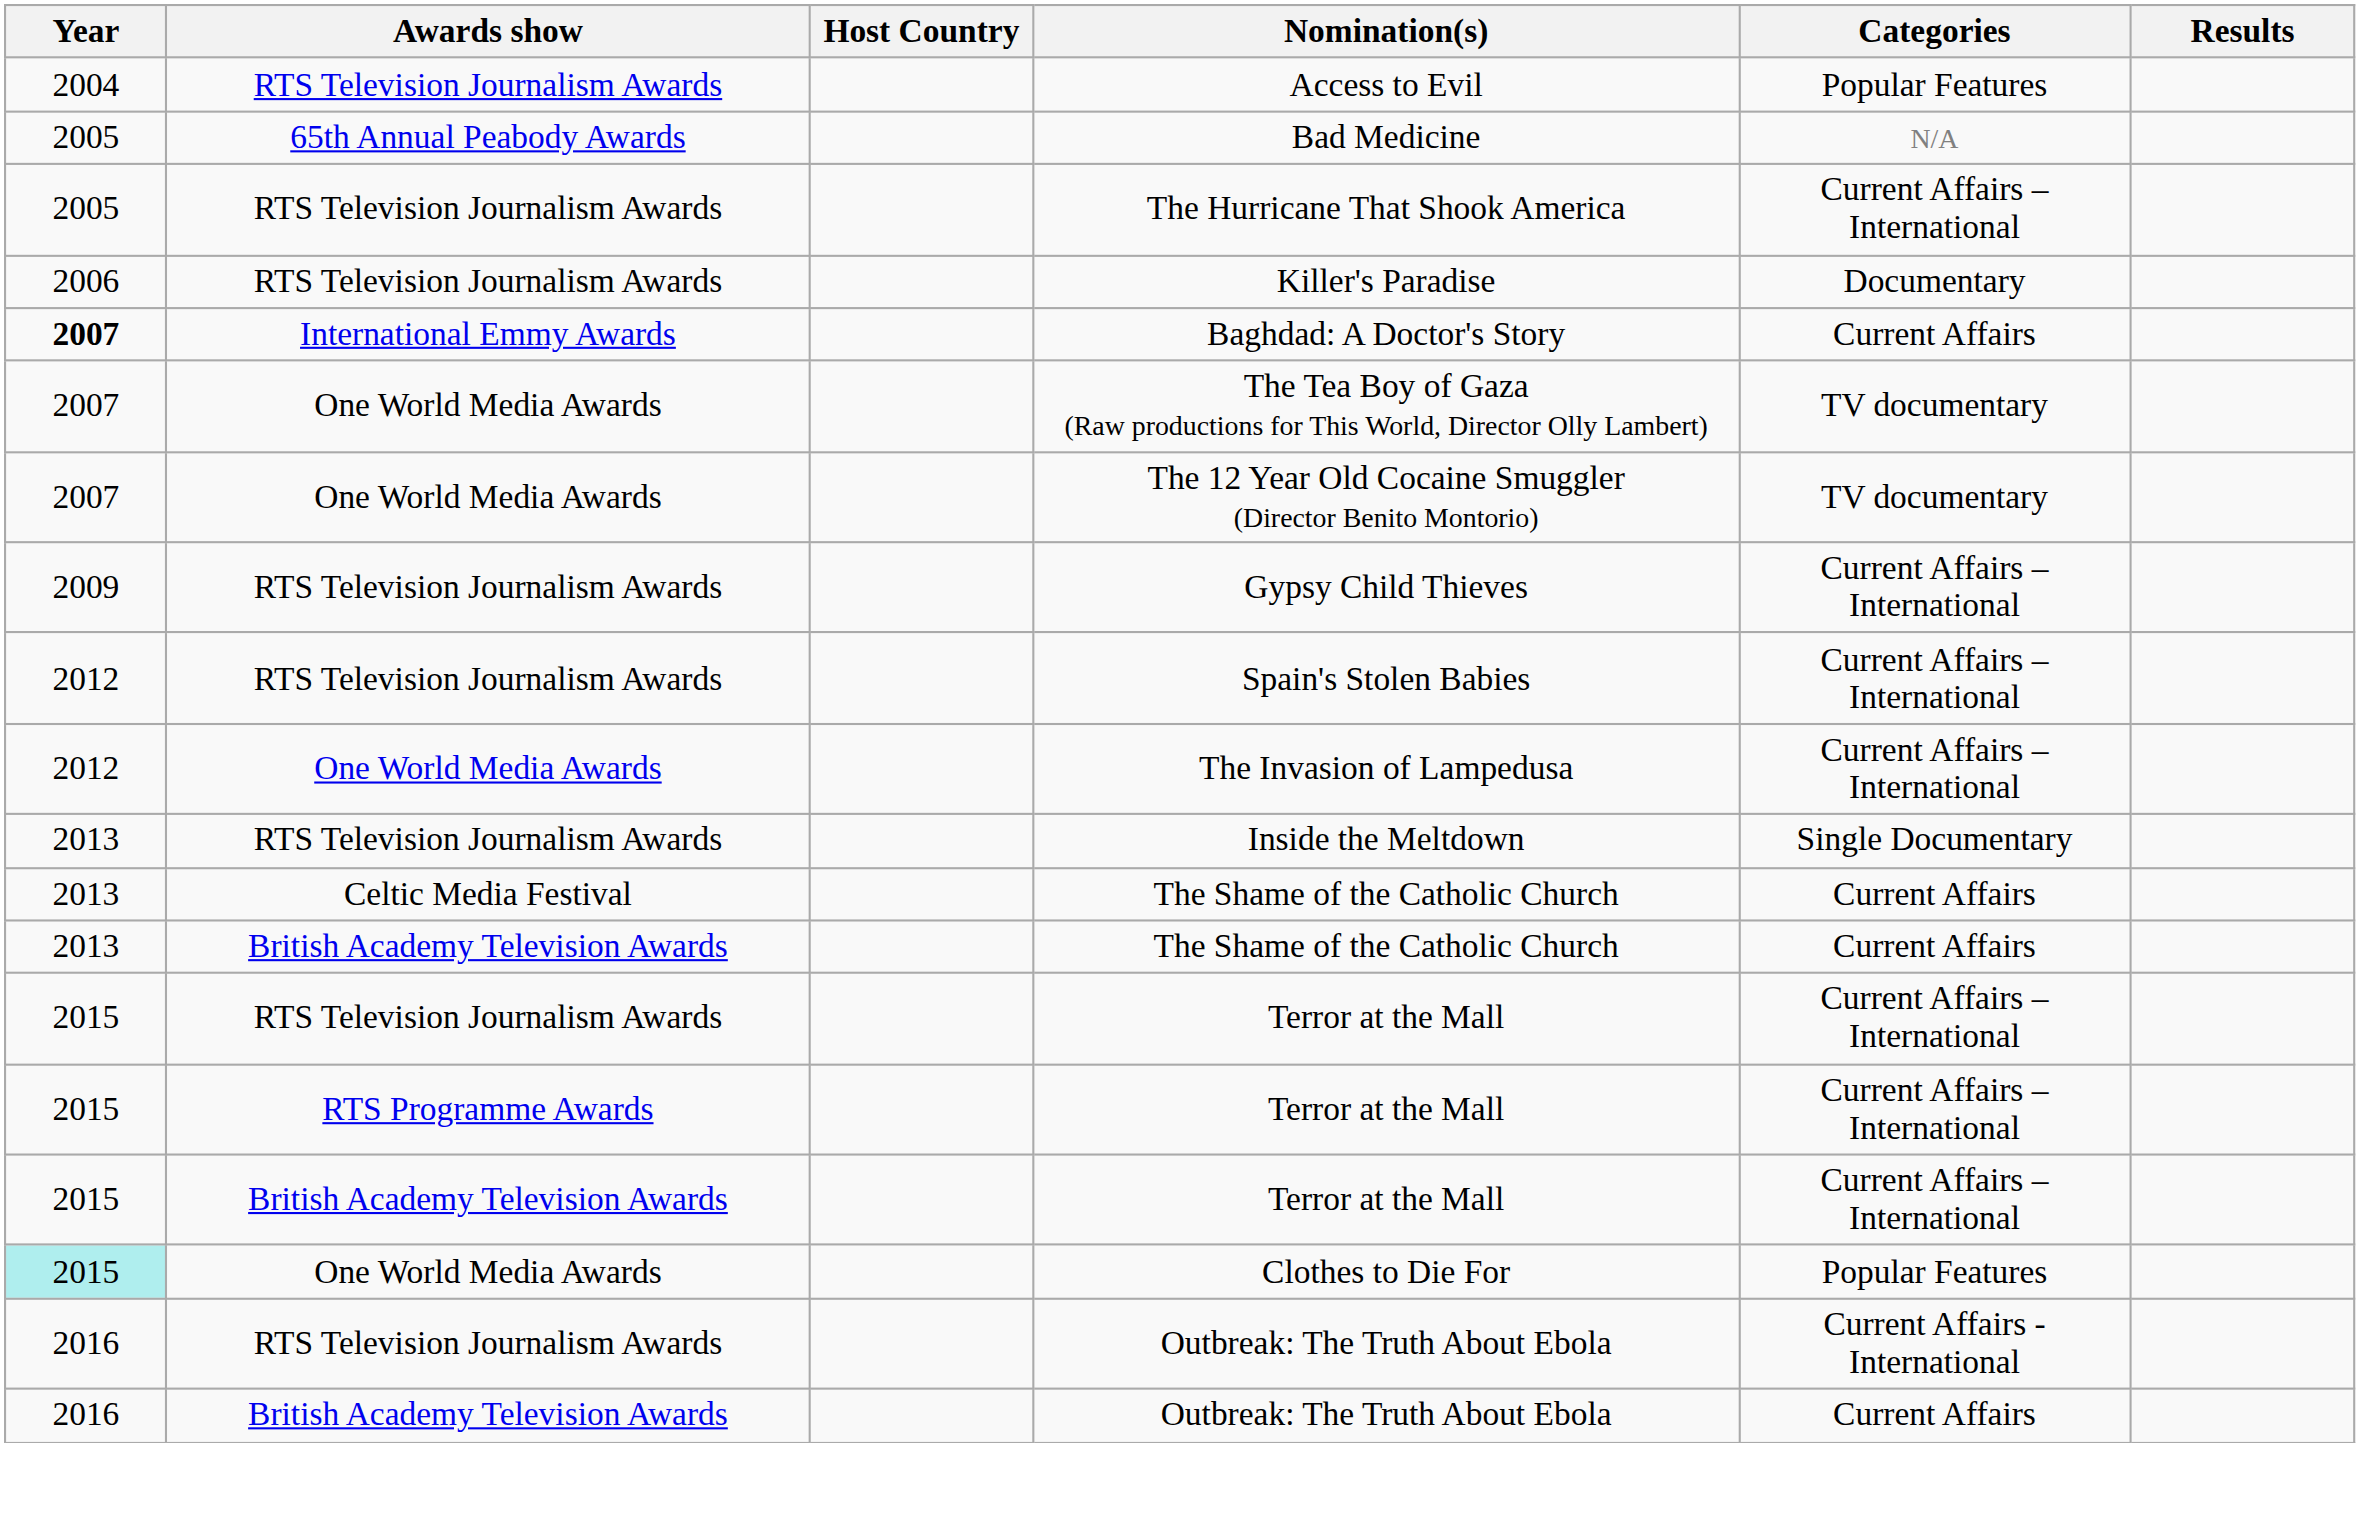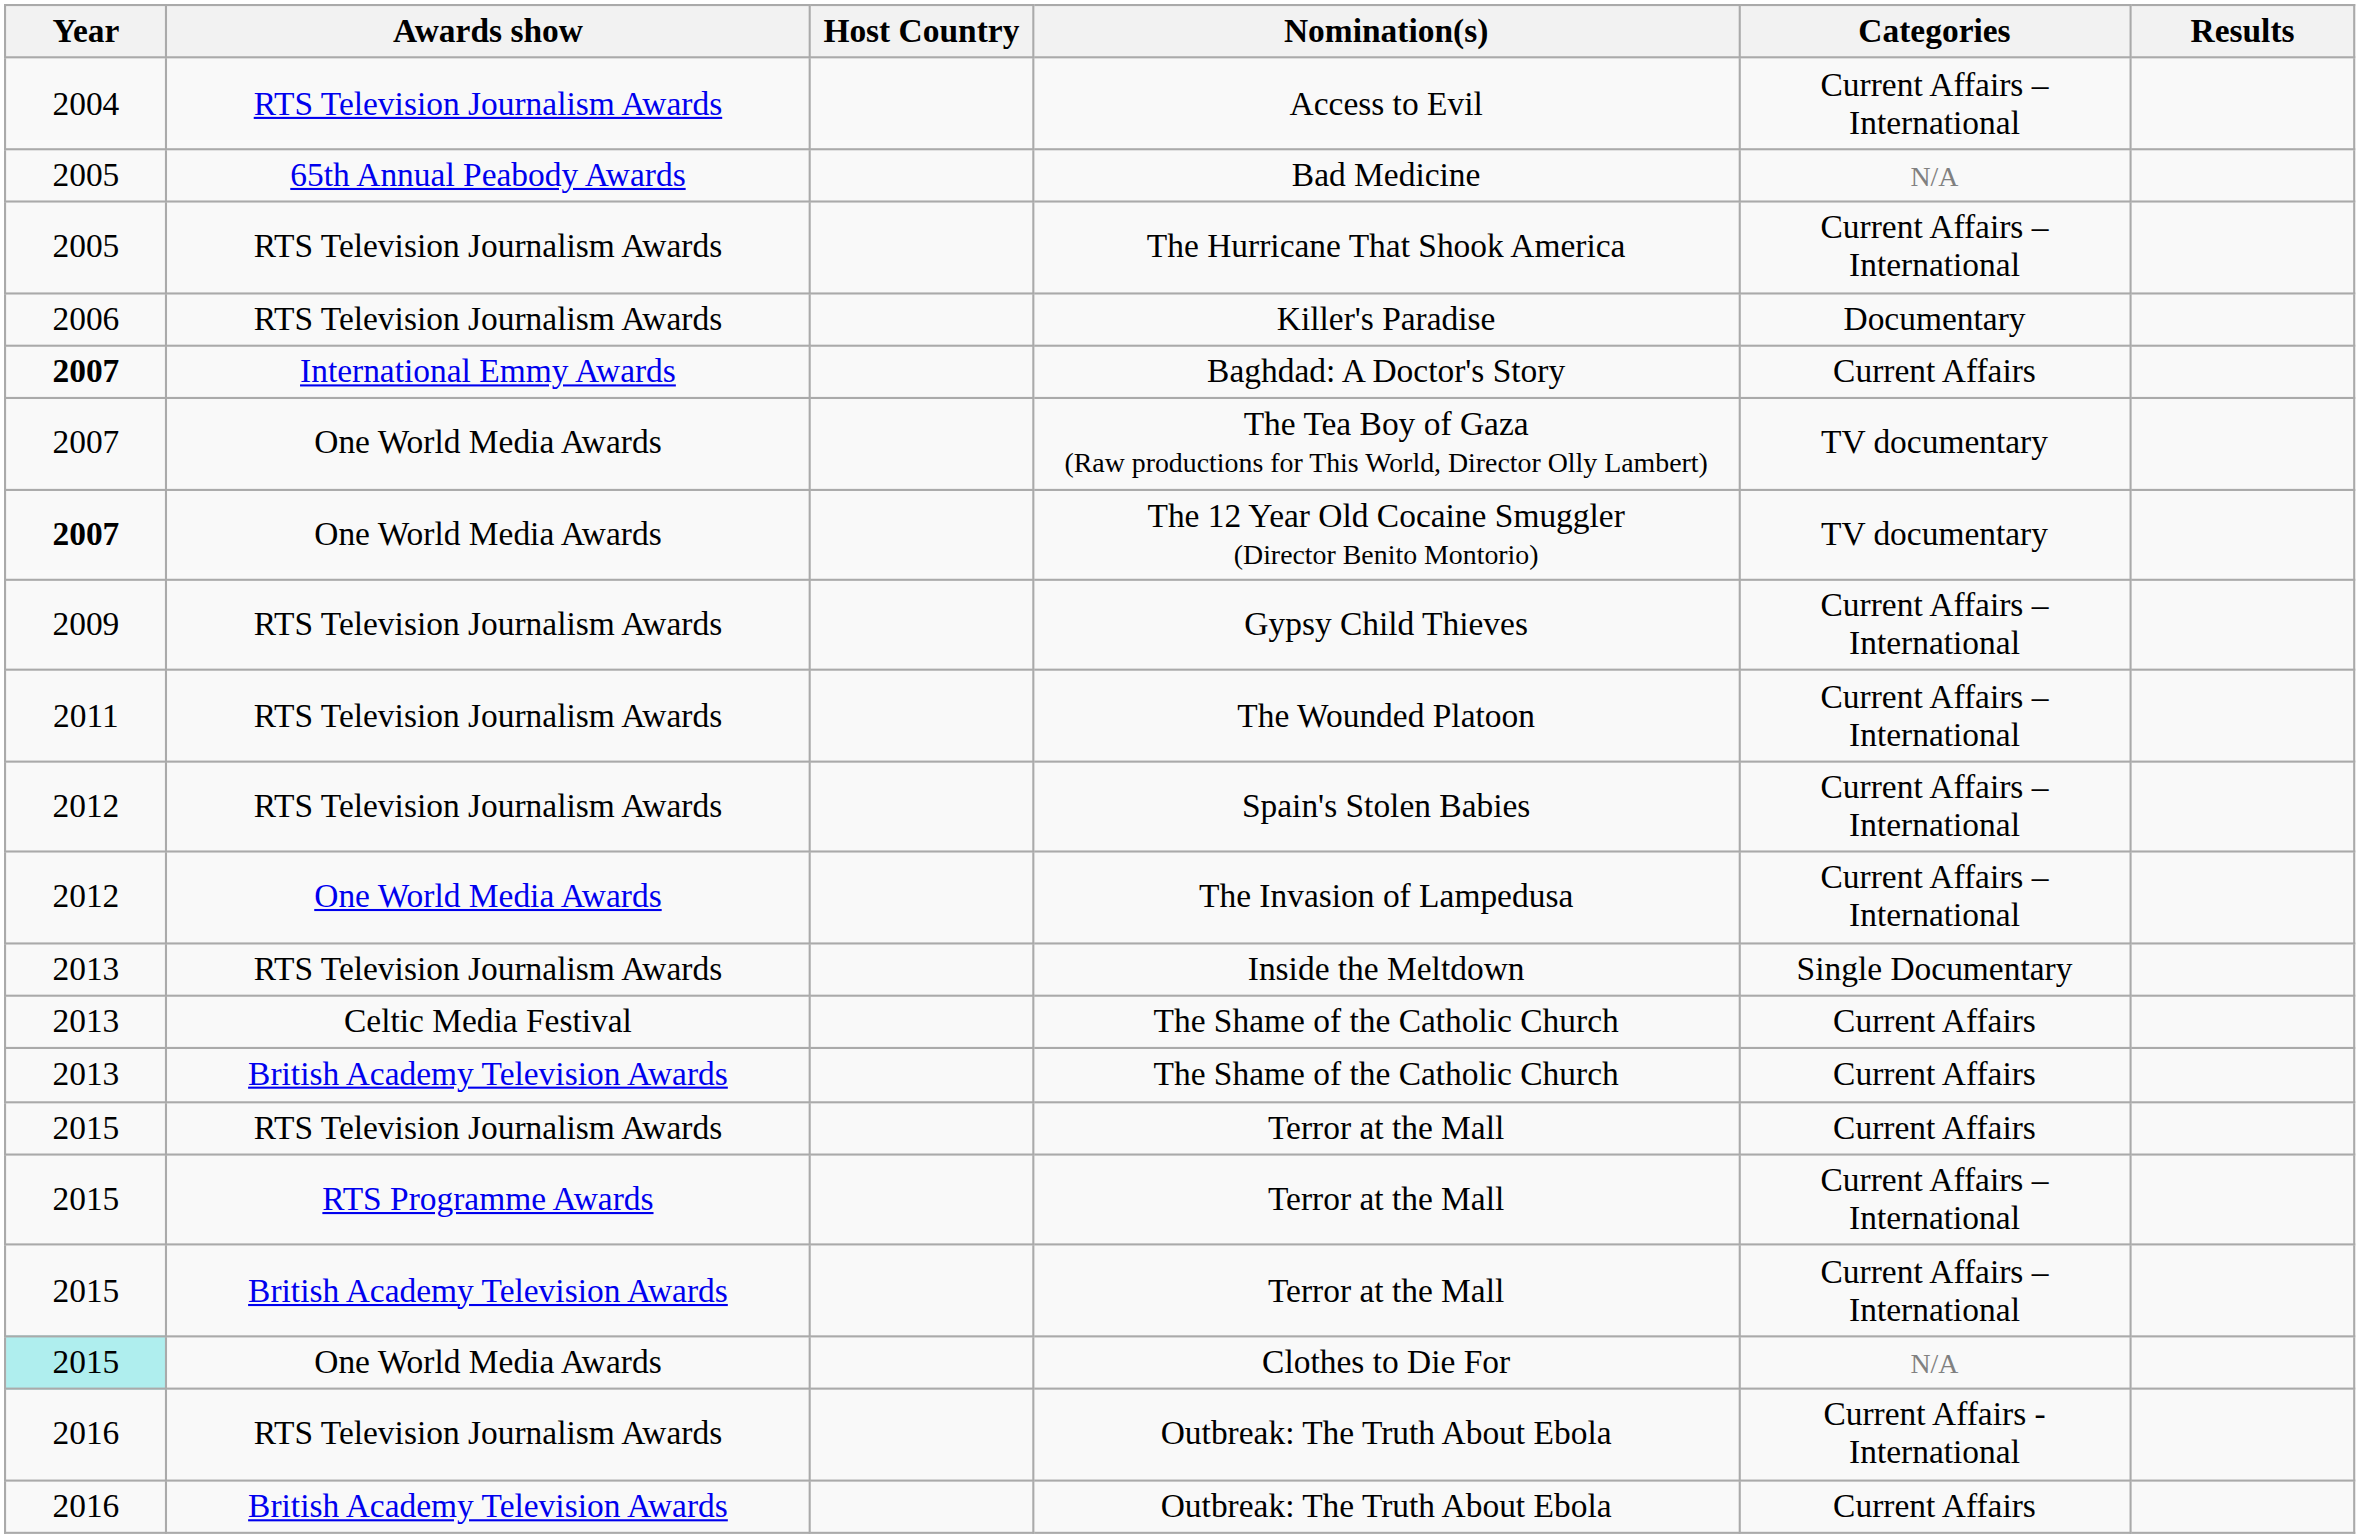(1934, 84) Popular Features -> (1934, 102) Current Affairs – International
(86, 496) normal -> (86, 533) bold
+ row: (488, 715)
(1934, 1018) Current Affairs – International -> (1934, 1127) Current Affairs
(1934, 1271) Popular Features -> (1935, 1363) N/A
